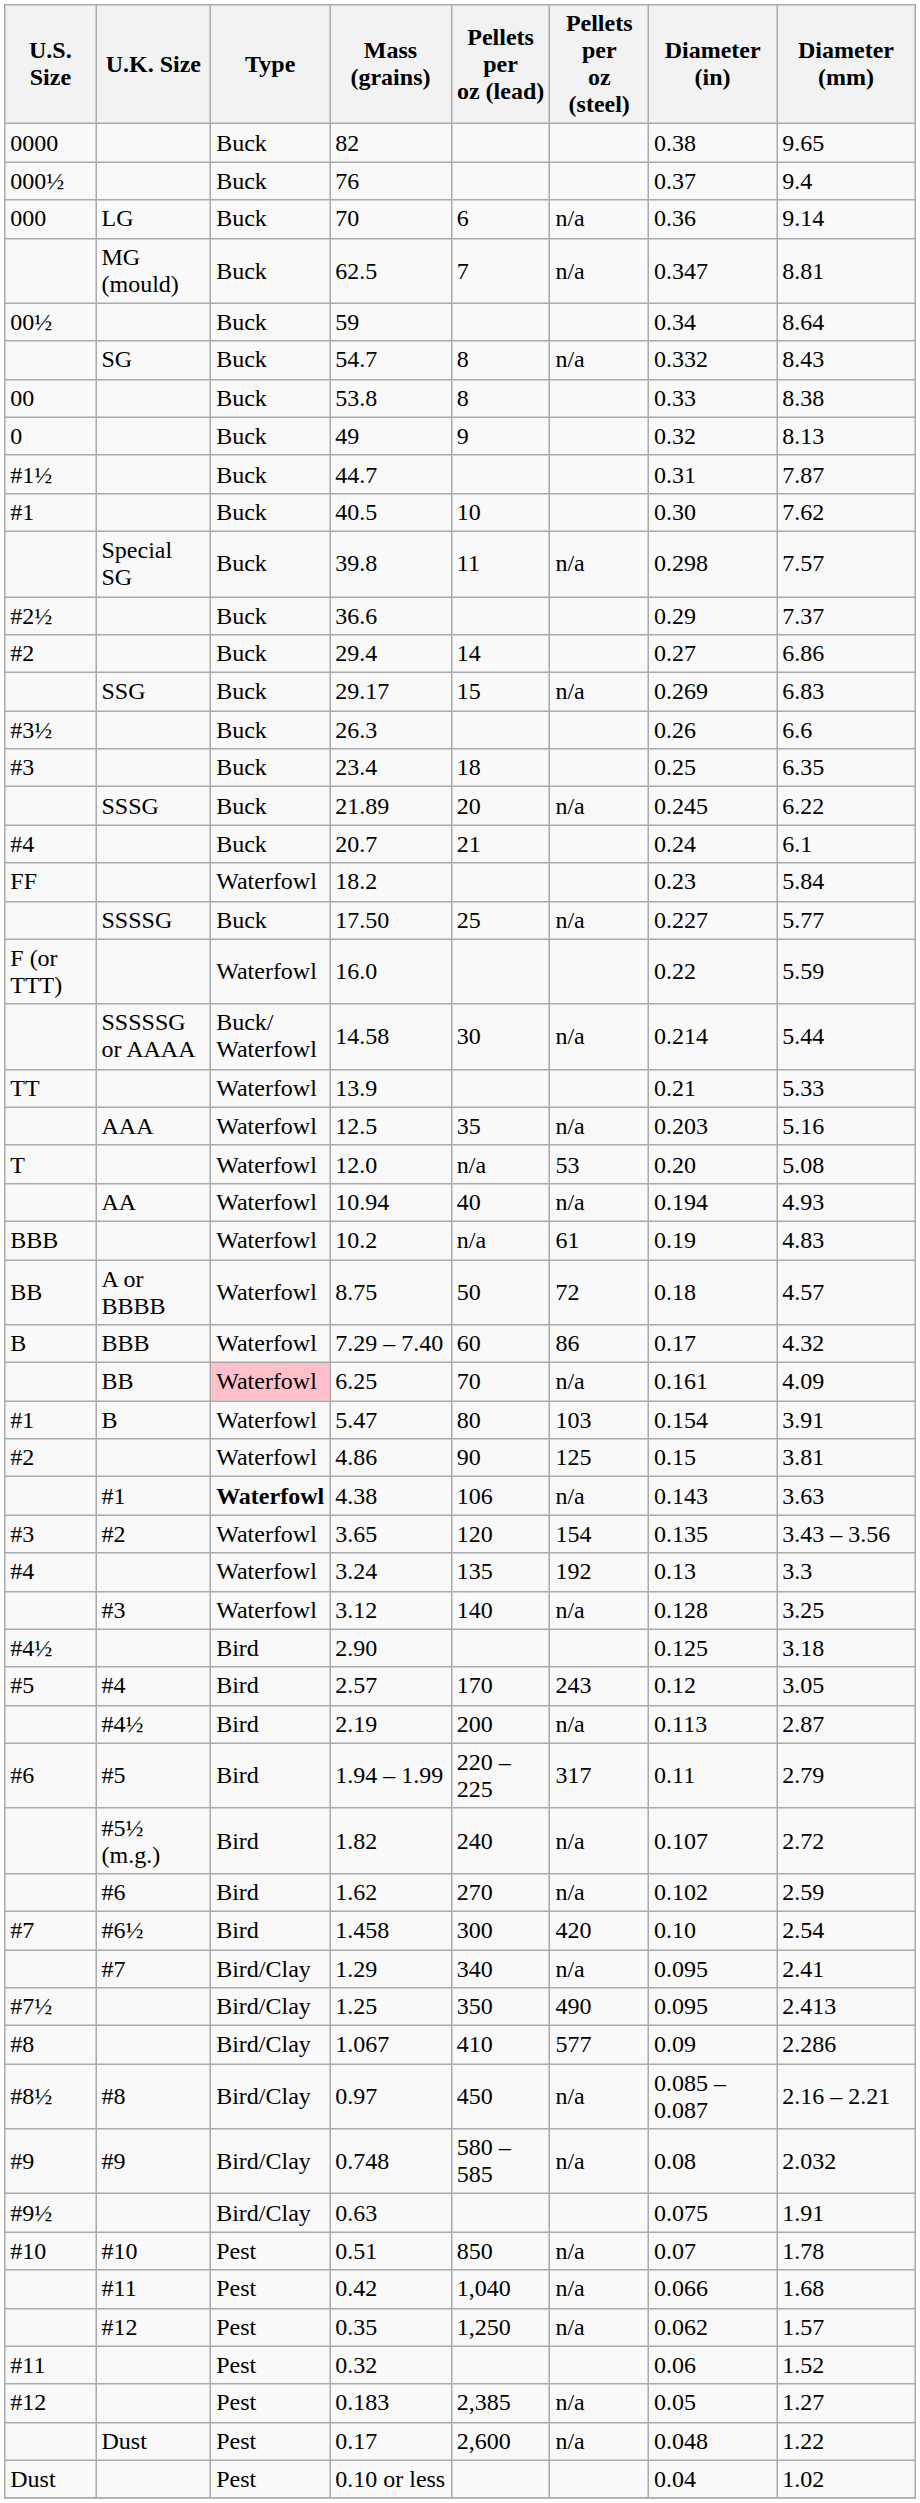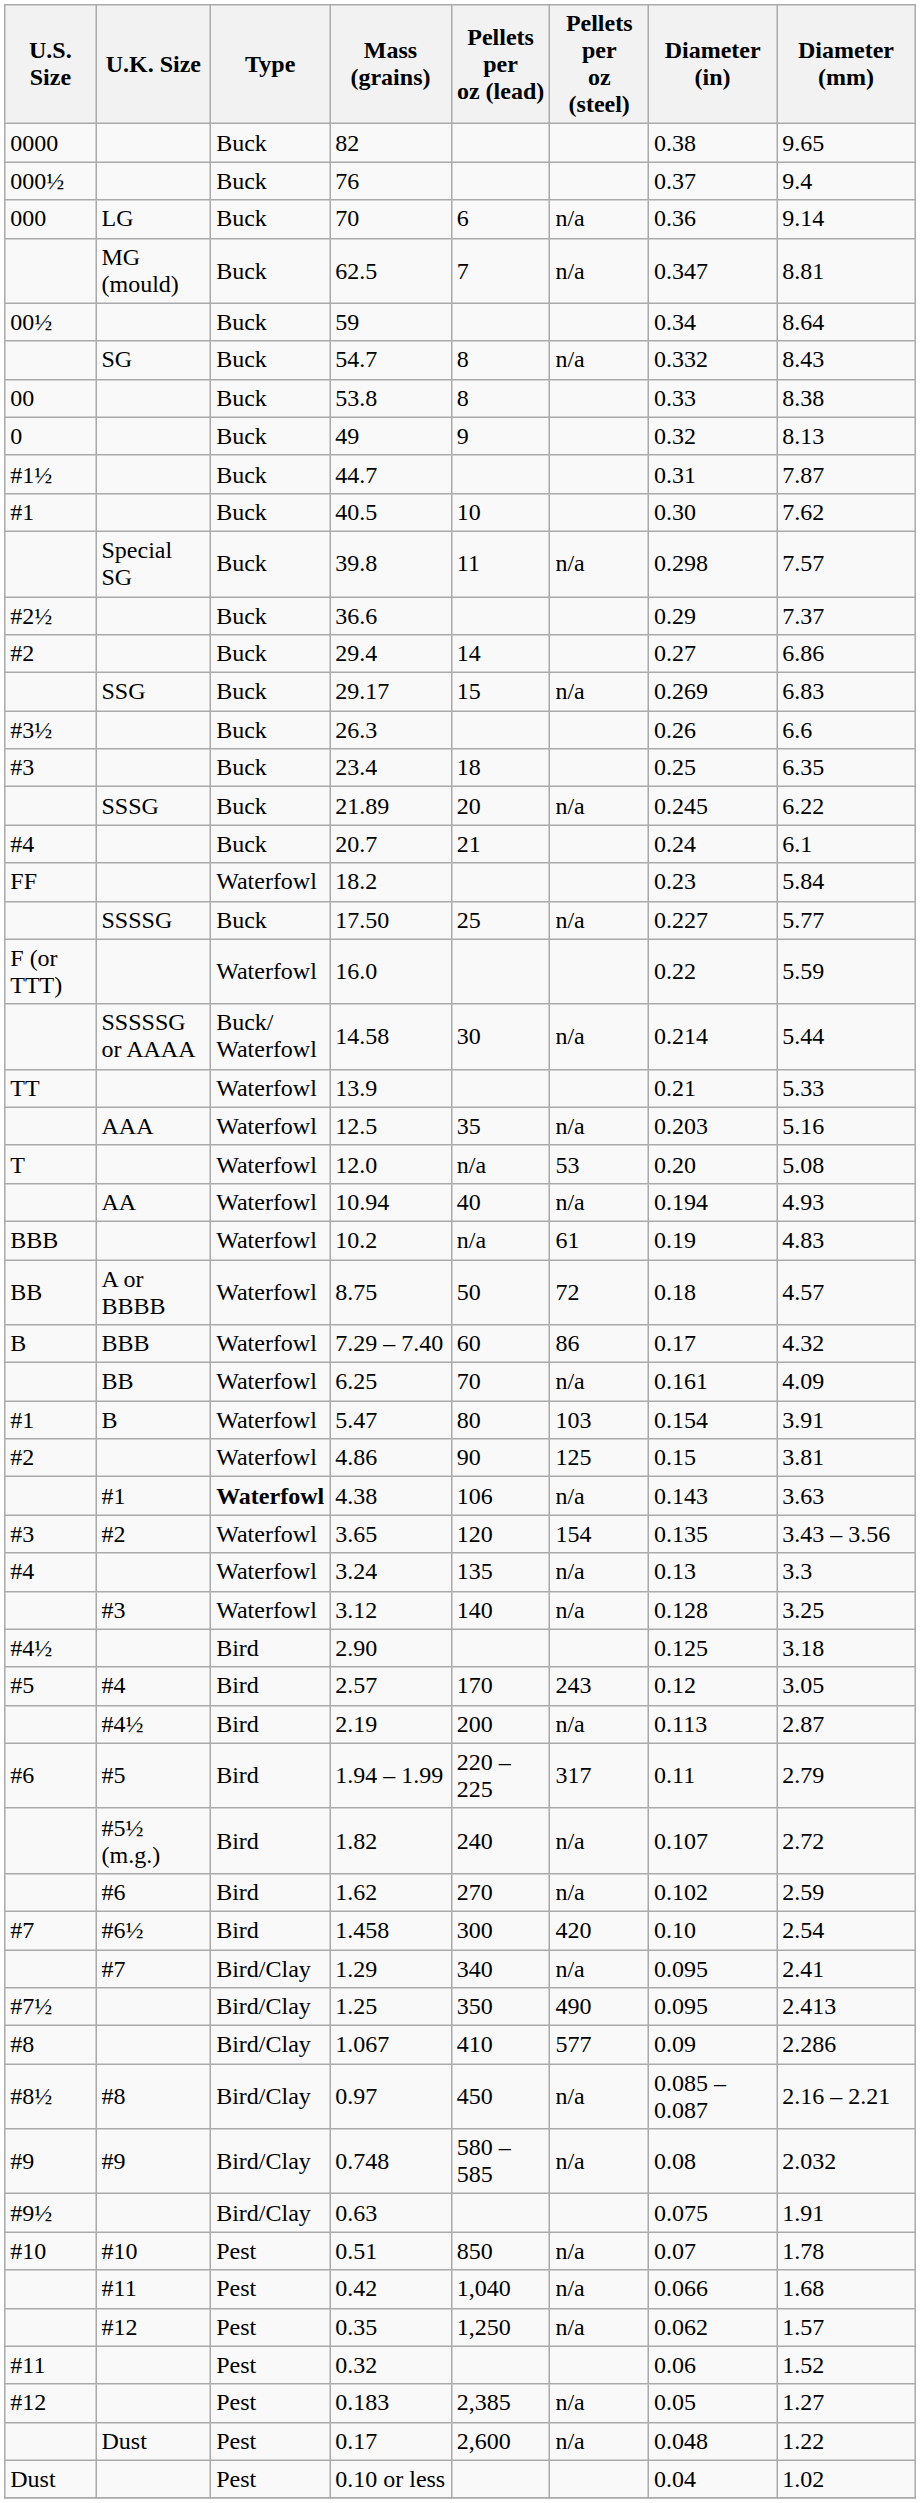(267, 1381) pink background -> (267, 1381) no background
(573, 1571) 192 -> (570, 1571) n/a
